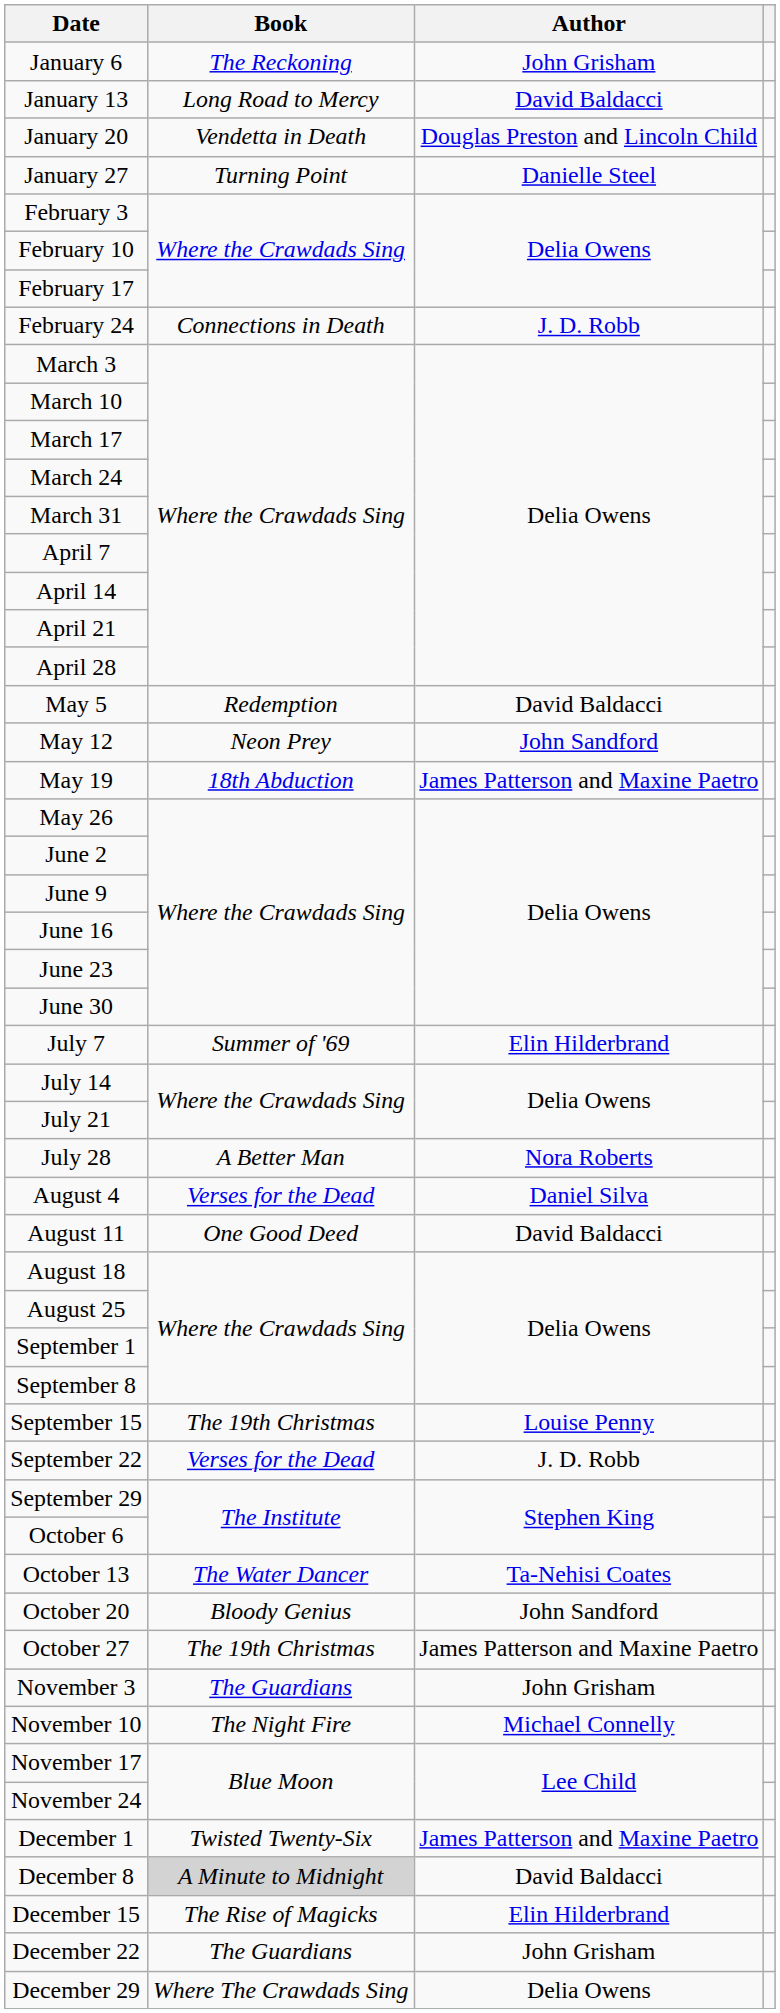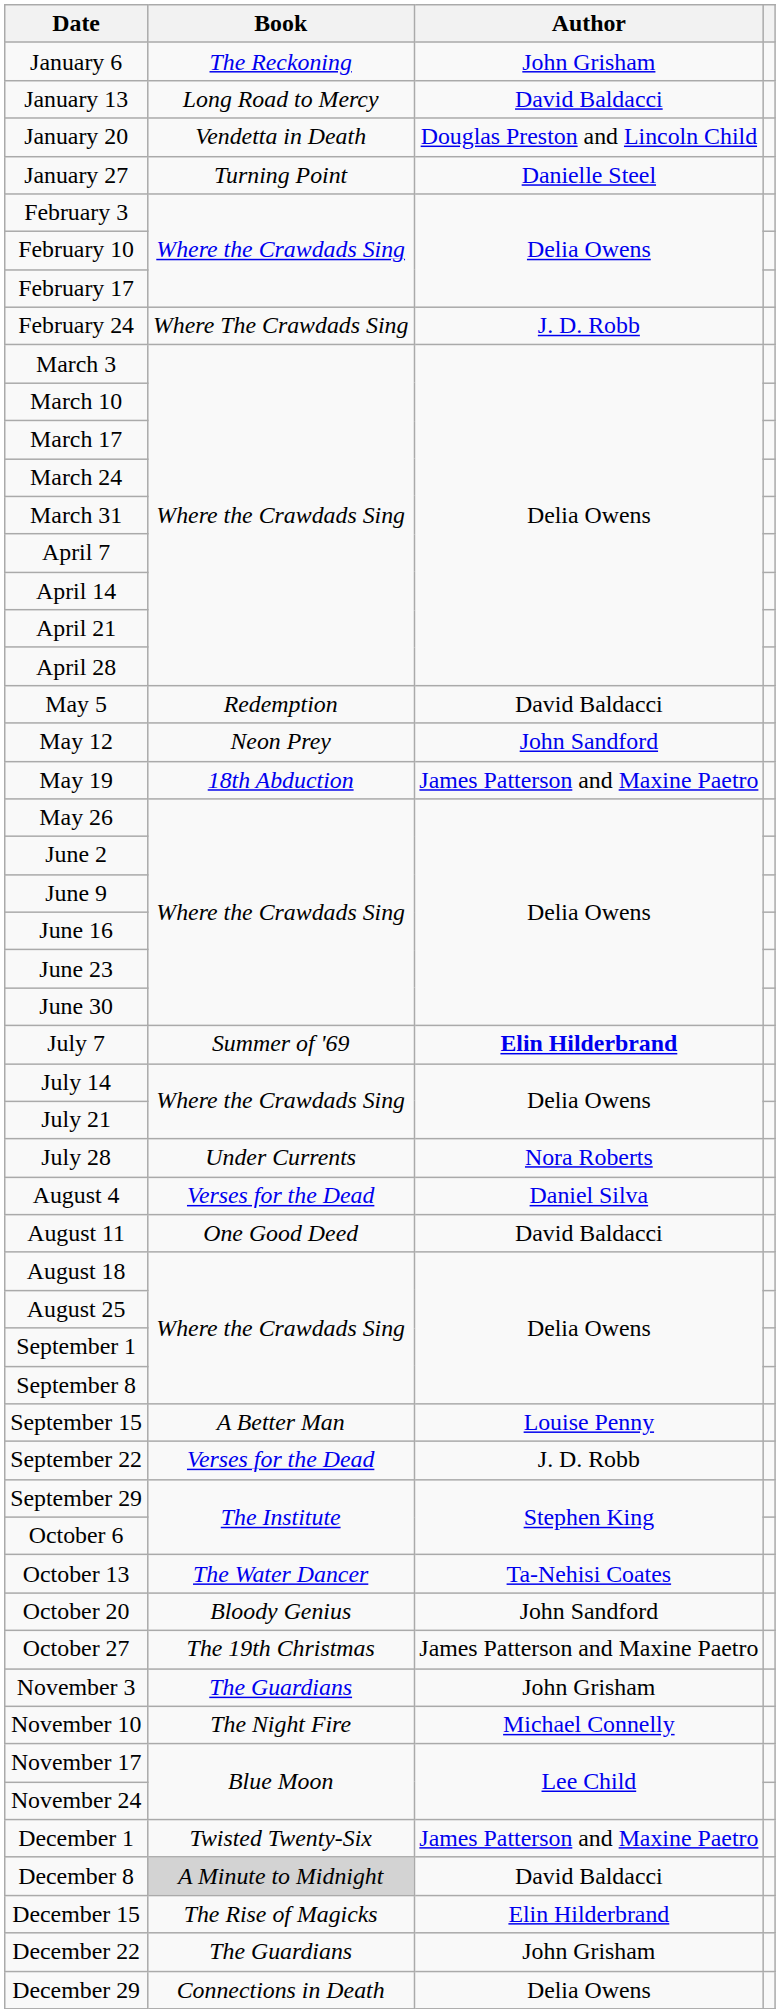(281, 325) Connections in Death -> (281, 325) Where The Crawdads Sing
(589, 1044) normal -> (589, 1044) bold
(281, 1157) A Better Man -> (281, 1157) Under Currents
(281, 1422) The 19th Christmas -> (281, 1422) A Better Man
(281, 1989) Where The Crawdads Sing -> (281, 1989) Connections in Death
